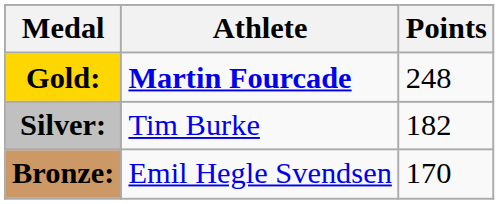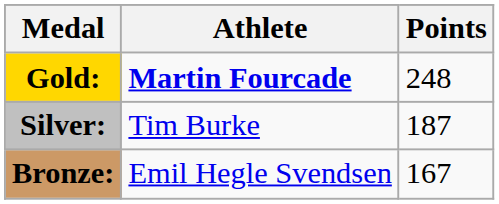(429, 125) 182 -> (429, 125) 187
(429, 173) 170 -> (429, 173) 167
